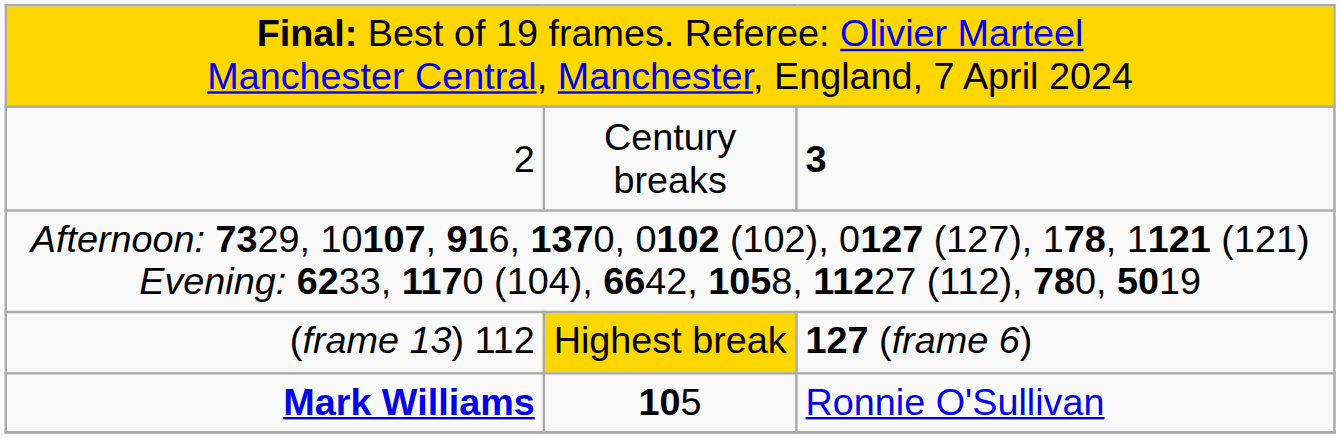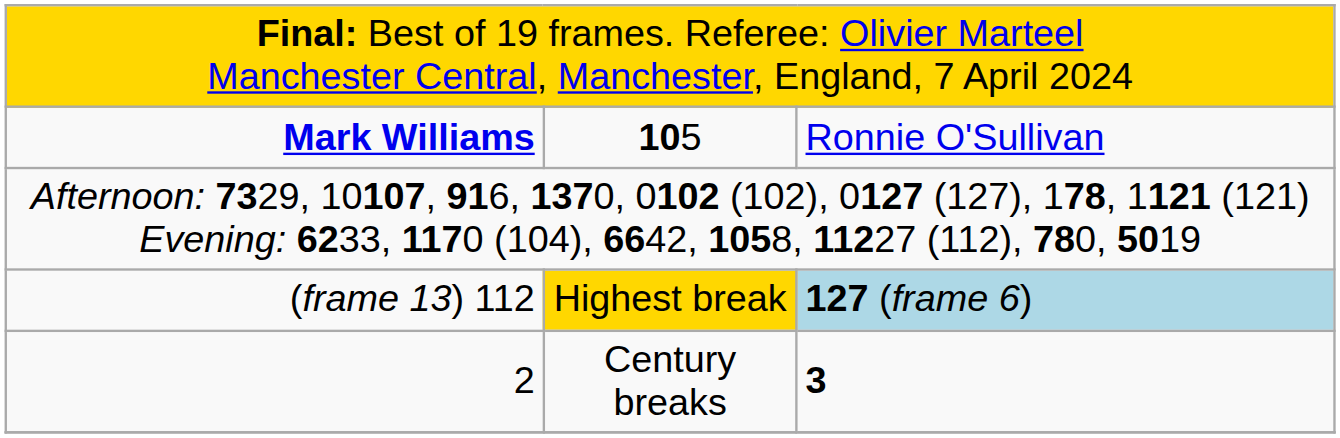rows swapped: (409, 401) <-> (524, 158)
(919, 341) no background -> (919, 299) lightblue background
